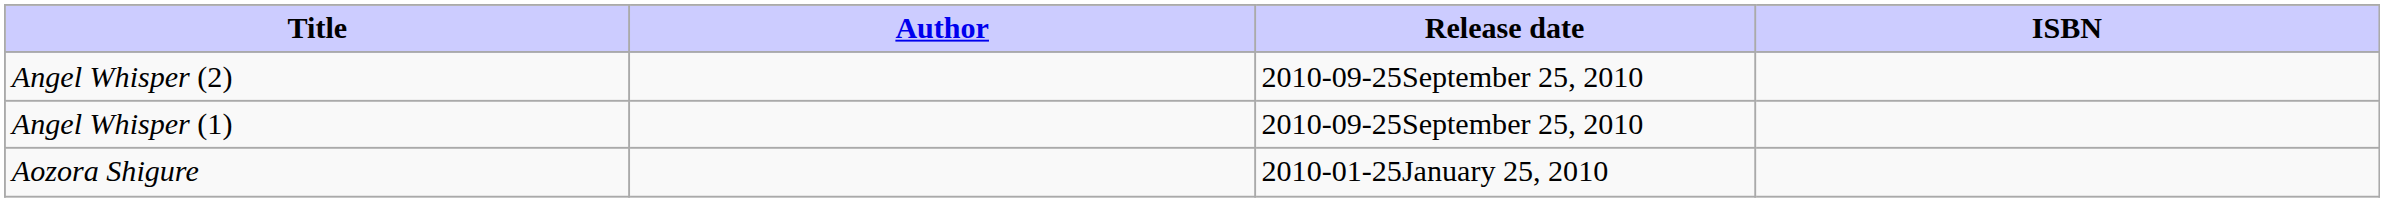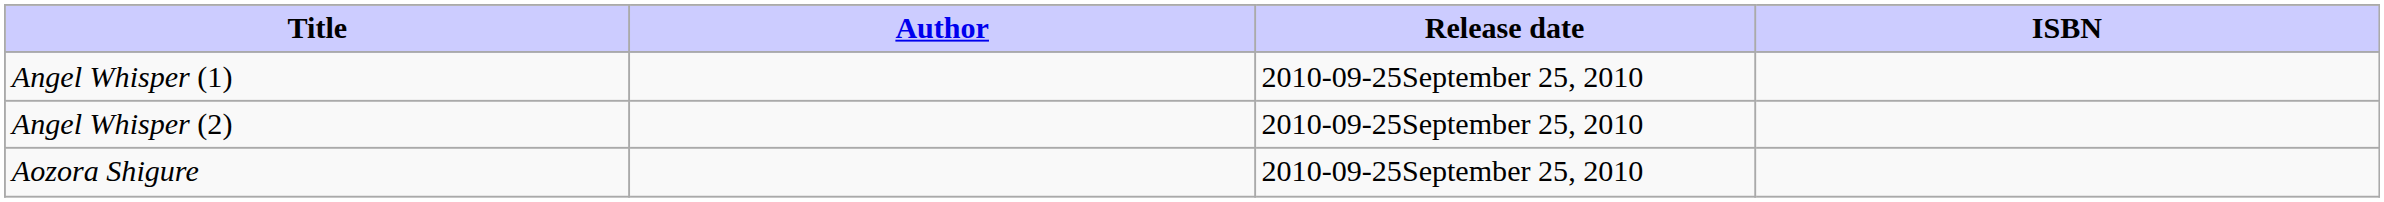rows swapped: (122, 123) <-> (122, 76)
(1435, 171) 2010-01-25January 25, 2010 -> (1452, 171) 2010-09-25September 25, 2010
